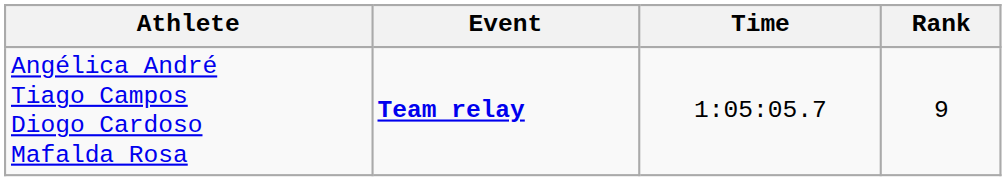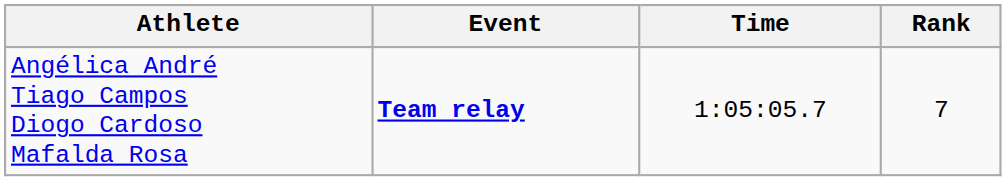(941, 111) 9 -> (941, 111) 7
